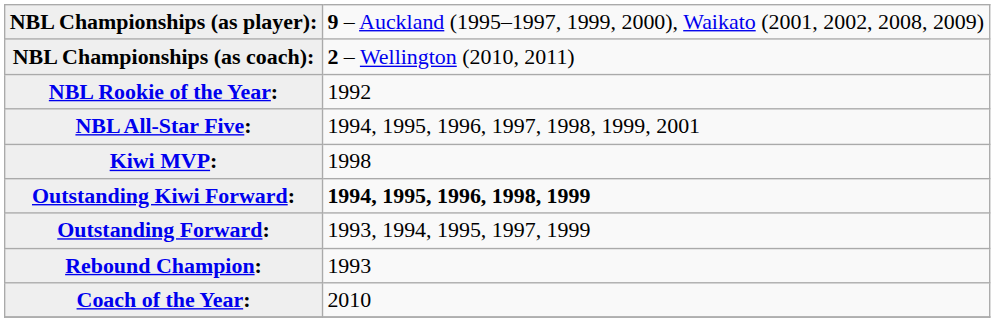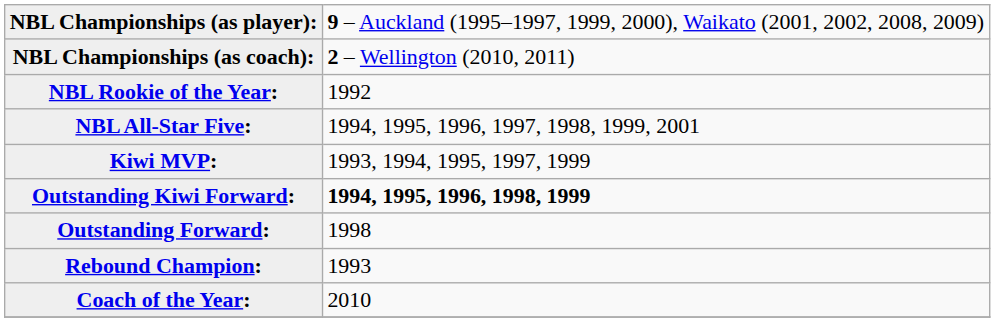(349, 160) 1998 -> (459, 160) 1993, 1994, 1995, 1997, 1999
(459, 230) 1993, 1994, 1995, 1997, 1999 -> (349, 230) 1998
